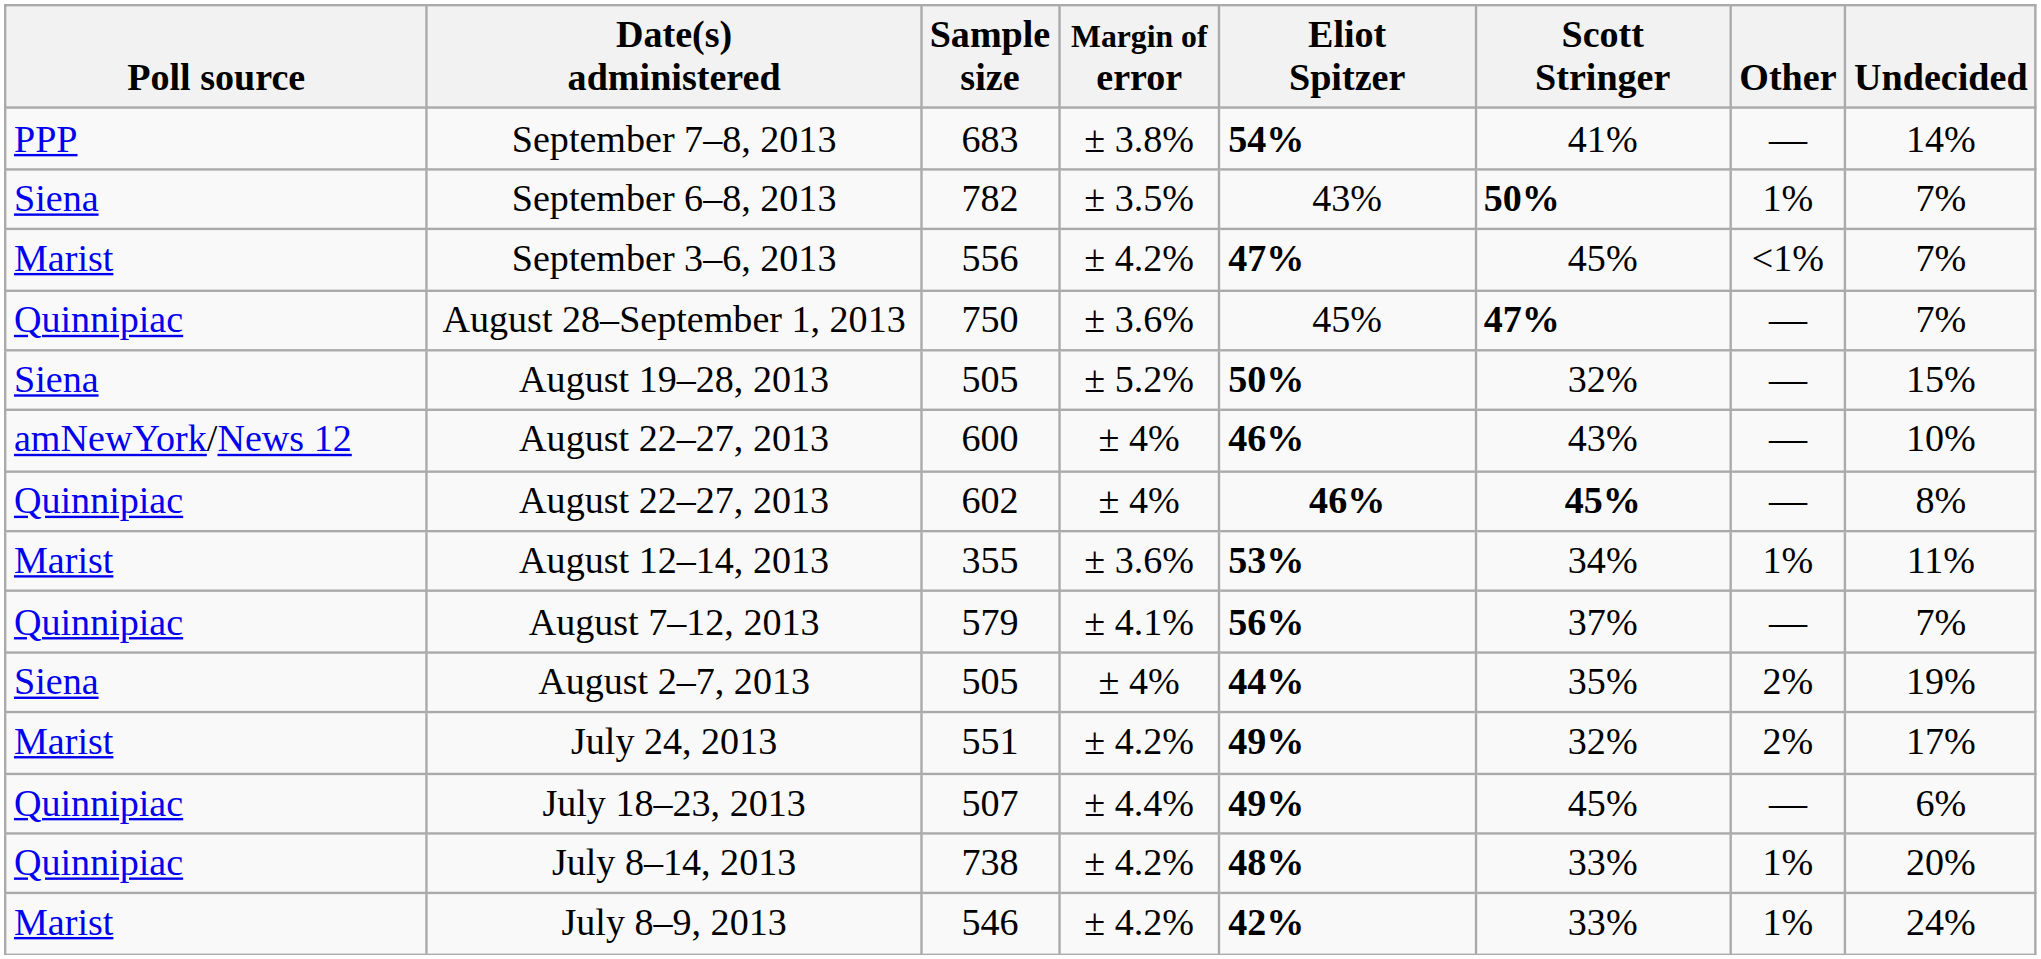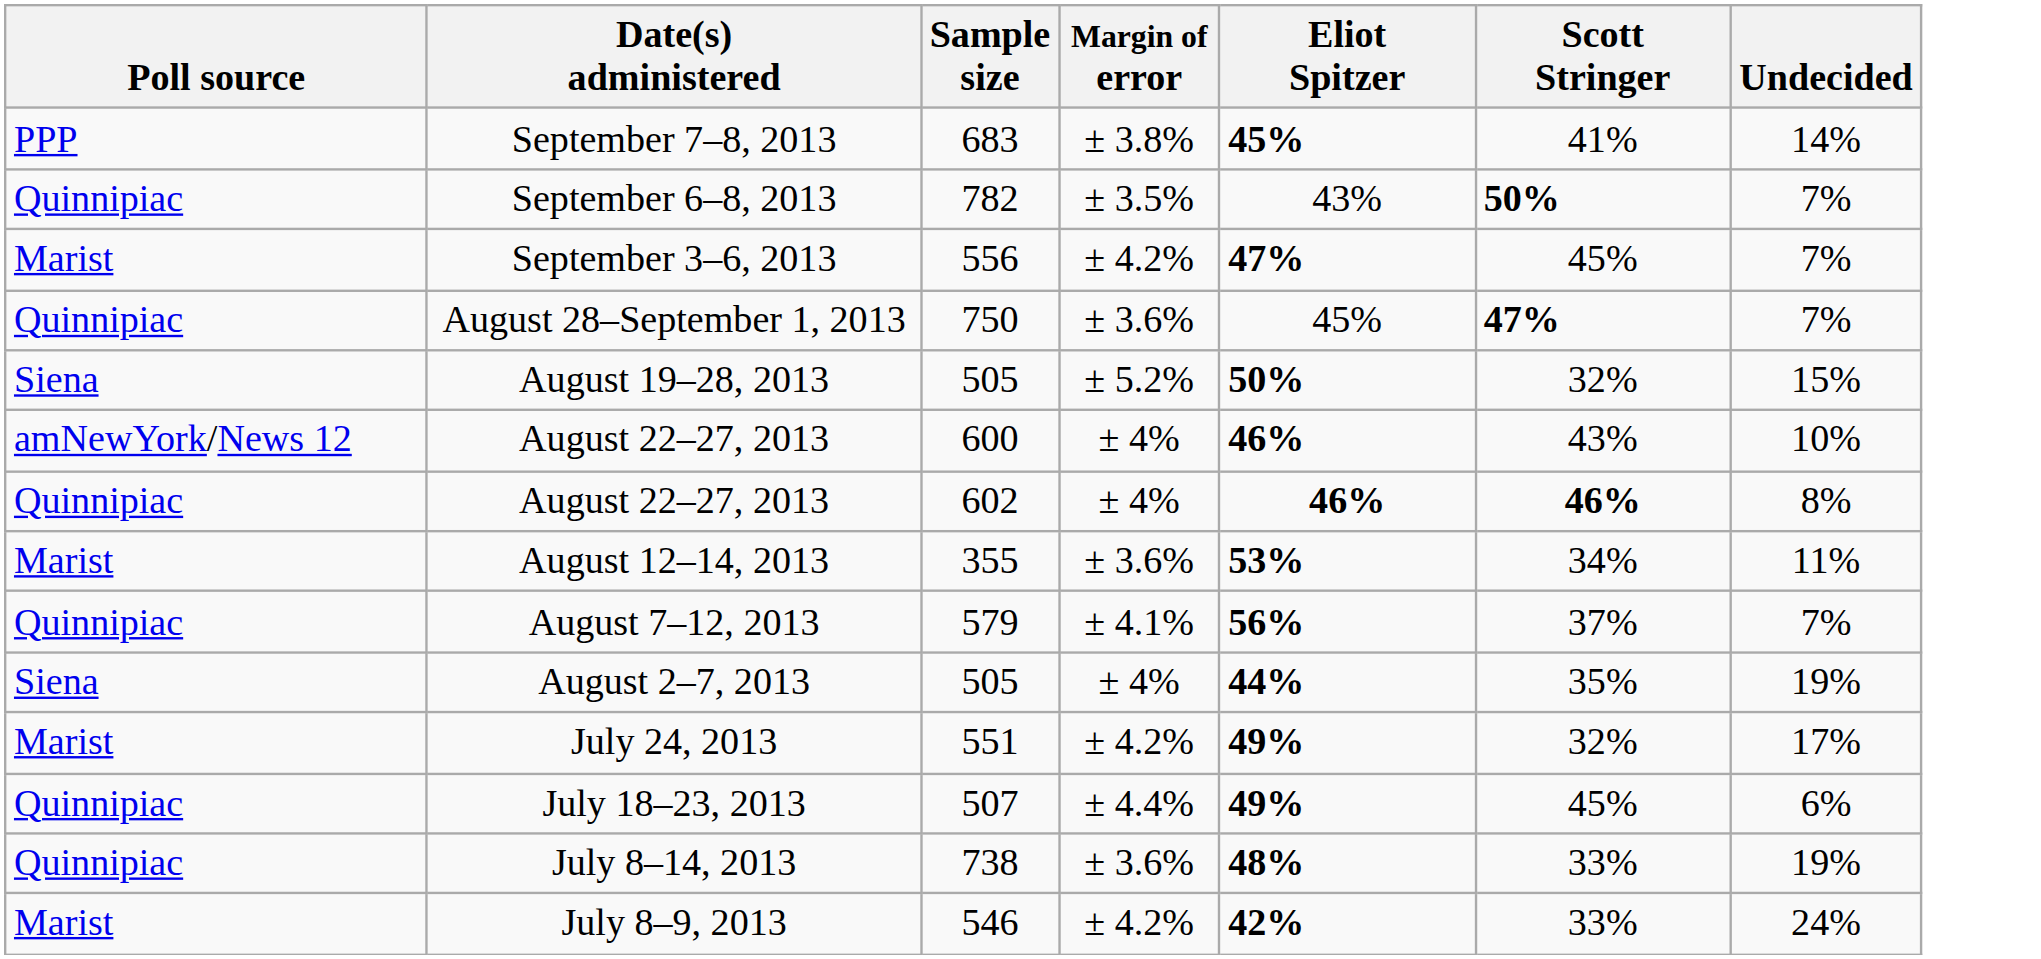- column: (1788, 77)
(1266, 137) 54% -> (1266, 137) 45%
(56, 198) Siena -> (99, 198) Quinnipiac
(1603, 500) 45% -> (1603, 500) 46%
(1139, 862) ± 4.2% -> (1139, 862) ± 3.6%
(1941, 862) 20% -> (1826, 862) 19%
